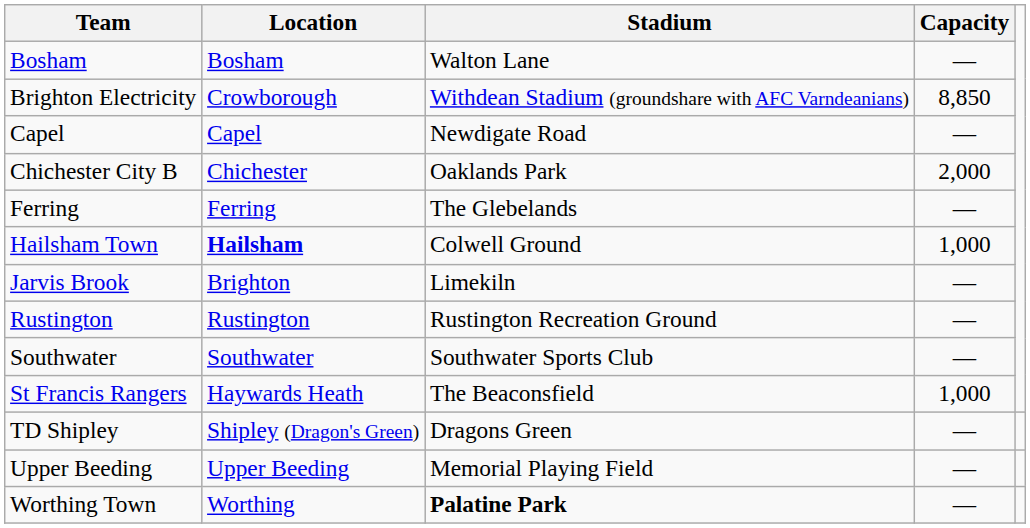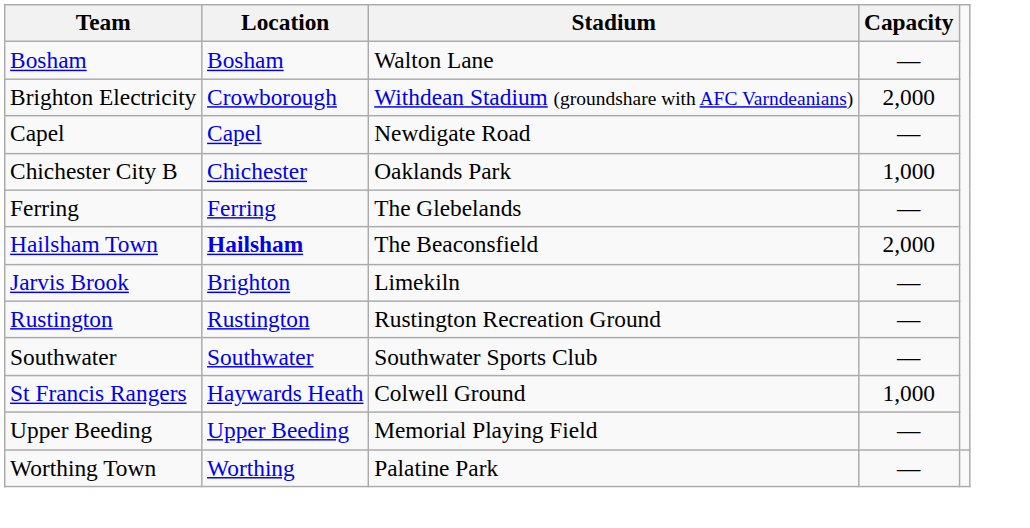(964, 97) 8,850 -> (909, 97) 2,000
(964, 171) 2,000 -> (909, 171) 1,000
(505, 245) Colwell Ground -> (456, 245) The Beaconsfield
(964, 245) 1,000 -> (909, 245) 2,000
(512, 393) The Beaconsfield -> (450, 393) Colwell Ground
- row: (64, 430)
(498, 504) bold -> (436, 467) normal
